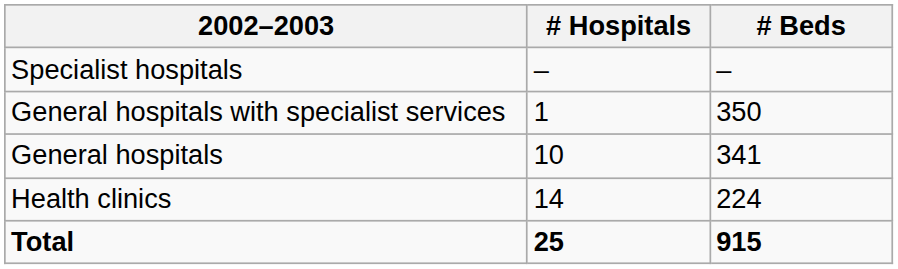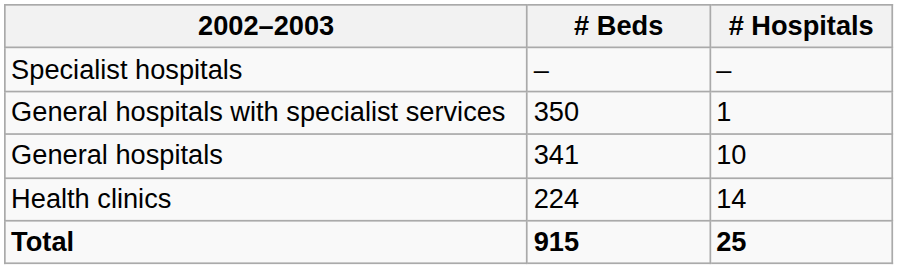columns swapped: (619, 26) <-> (801, 26)
